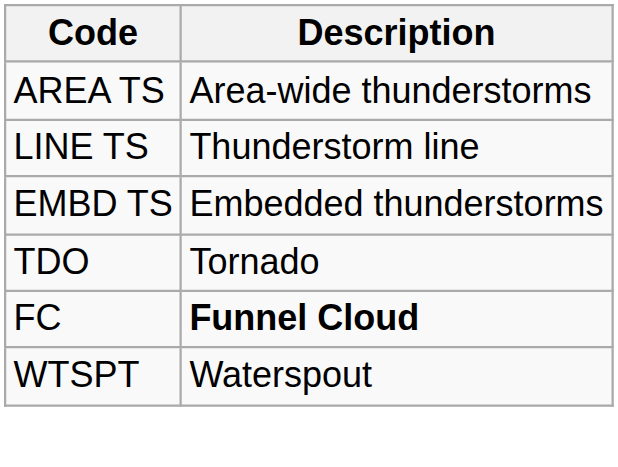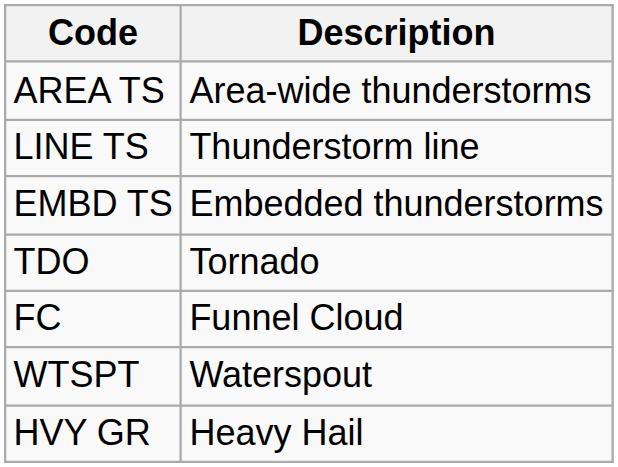(304, 318) bold -> (296, 318) normal
+ row: (82, 432)
